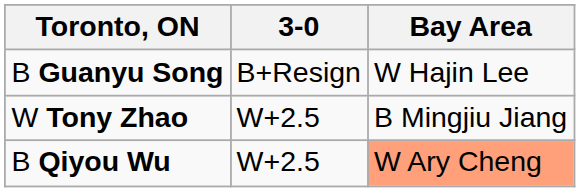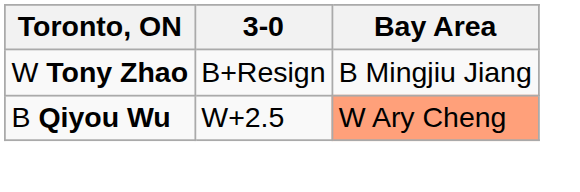- row: (117, 72)
(278, 117) W+2.5 -> (263, 72) B+Resign
